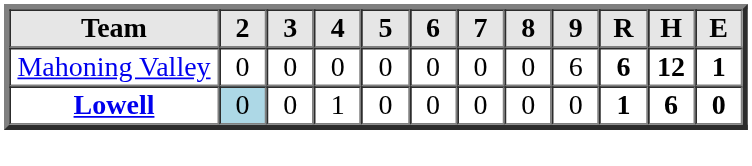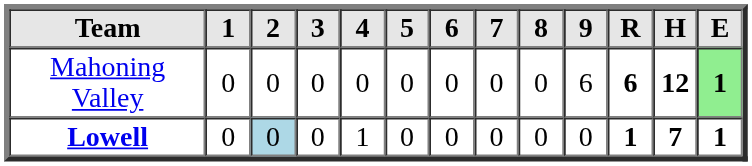+ column: (228, 28)
(719, 66) no background -> (720, 82) lightgreen background
(671, 105) 6 -> (675, 136) 7
(719, 105) 0 -> (720, 136) 1
